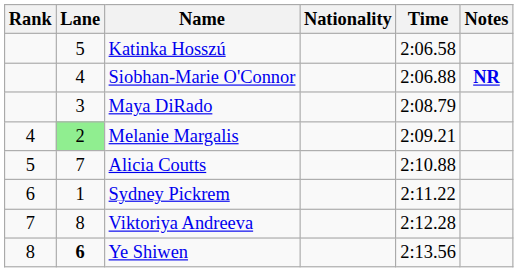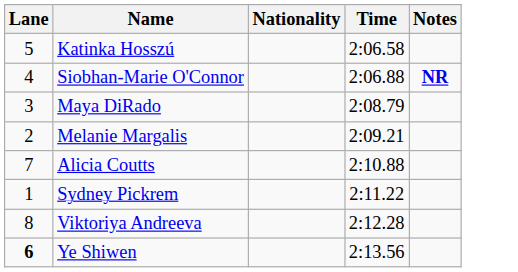- column: (30, 19)
(80, 135) lightgreen background -> (29, 135) no background
